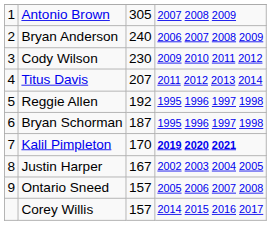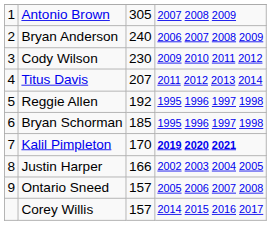(140, 123) 187 -> (140, 123) 185
(140, 166) 167 -> (140, 166) 166
